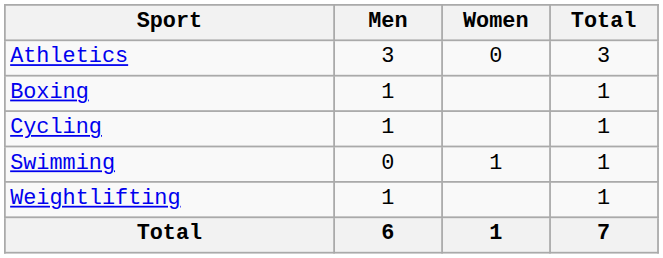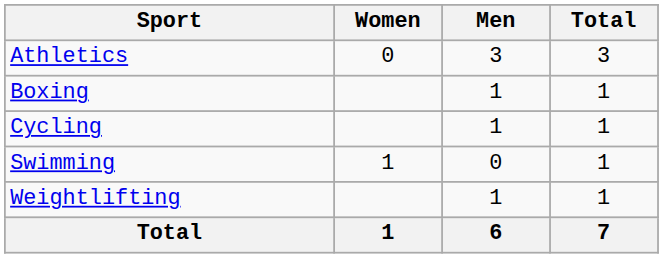columns swapped: (388, 23) <-> (496, 23)
